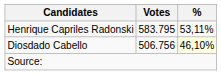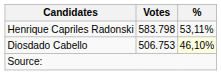(157, 29) 583.795 -> (157, 29) 583.798
(157, 45) 506.756 -> (157, 45) 506.753
